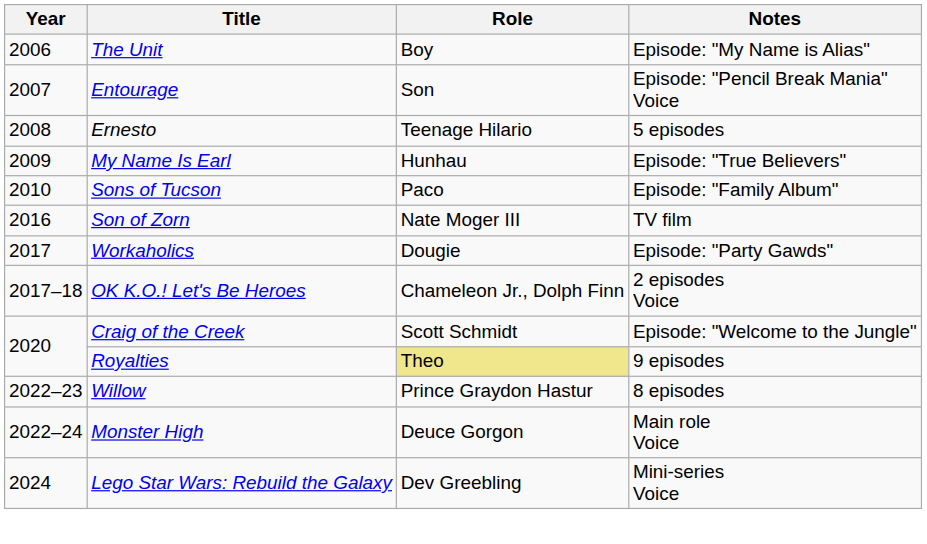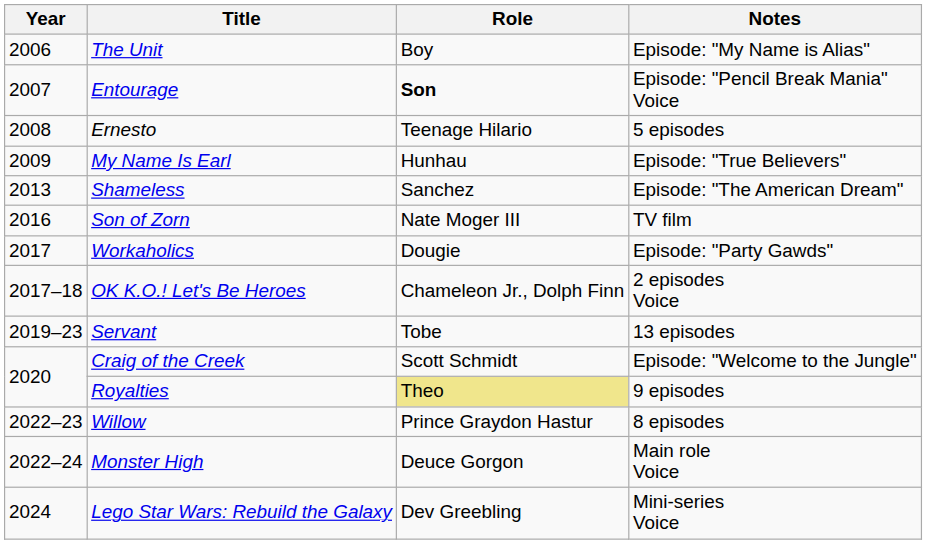(417, 89) normal -> (419, 89) bold
- row: (156, 190)
+ row: (138, 190)
+ row: (124, 331)
